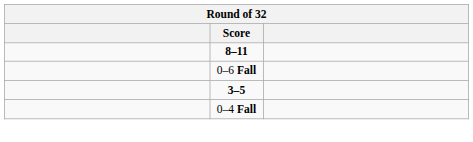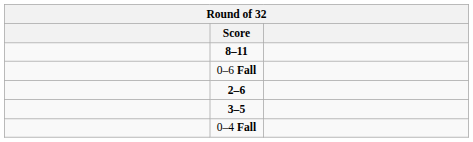+ row: (237, 90)
